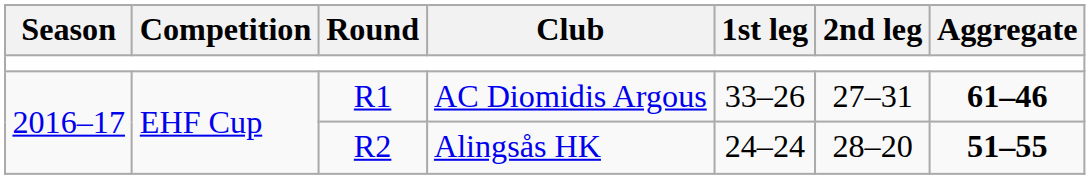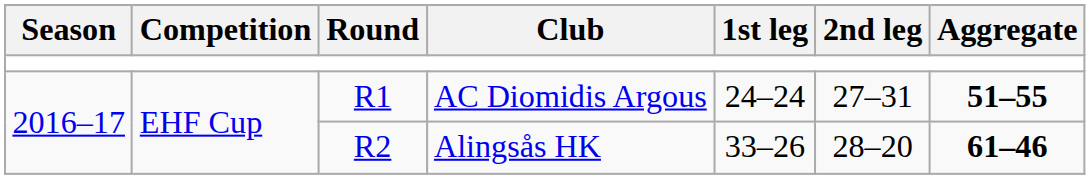(765, 95) 33–26 -> (765, 95) 24–24
(1007, 95) 61–46 -> (1007, 95) 51–55
(765, 146) 24–24 -> (765, 146) 33–26
(1007, 146) 51–55 -> (1007, 146) 61–46
